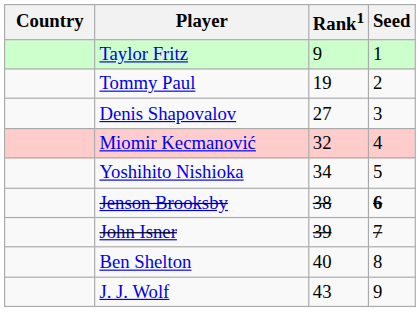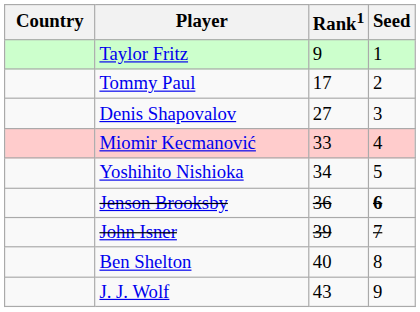(322, 83) 19 -> (322, 83) 17
(322, 143) 32 -> (322, 143) 33
(322, 202) 38 -> (322, 202) 36
